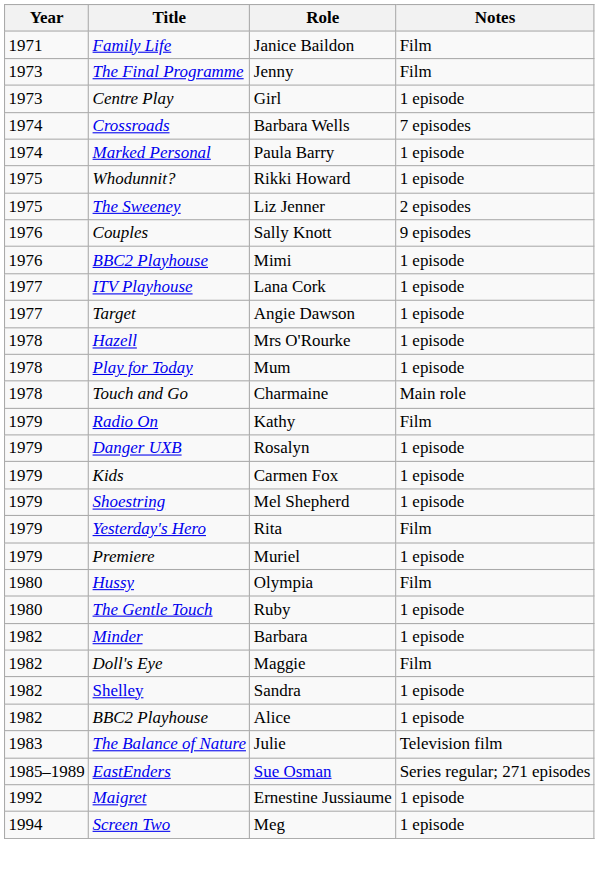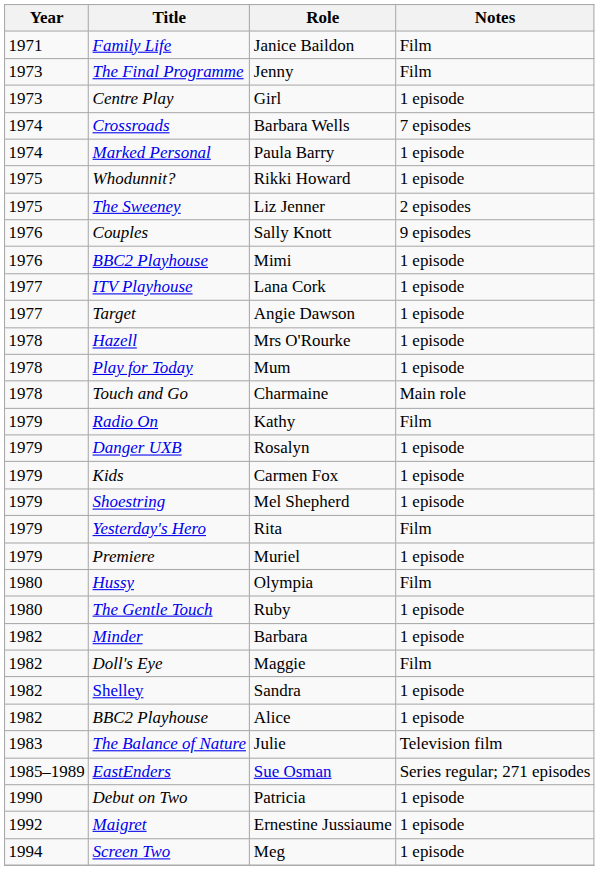+ row: (280, 797)
